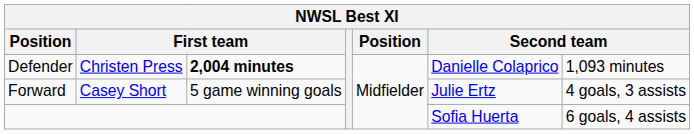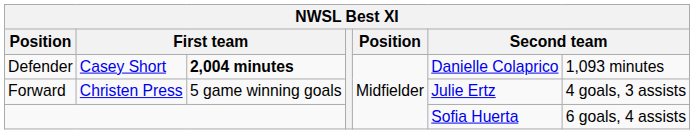(131, 66) Christen Press -> (123, 66) Casey Short
(123, 91) Casey Short -> (131, 91) Christen Press
